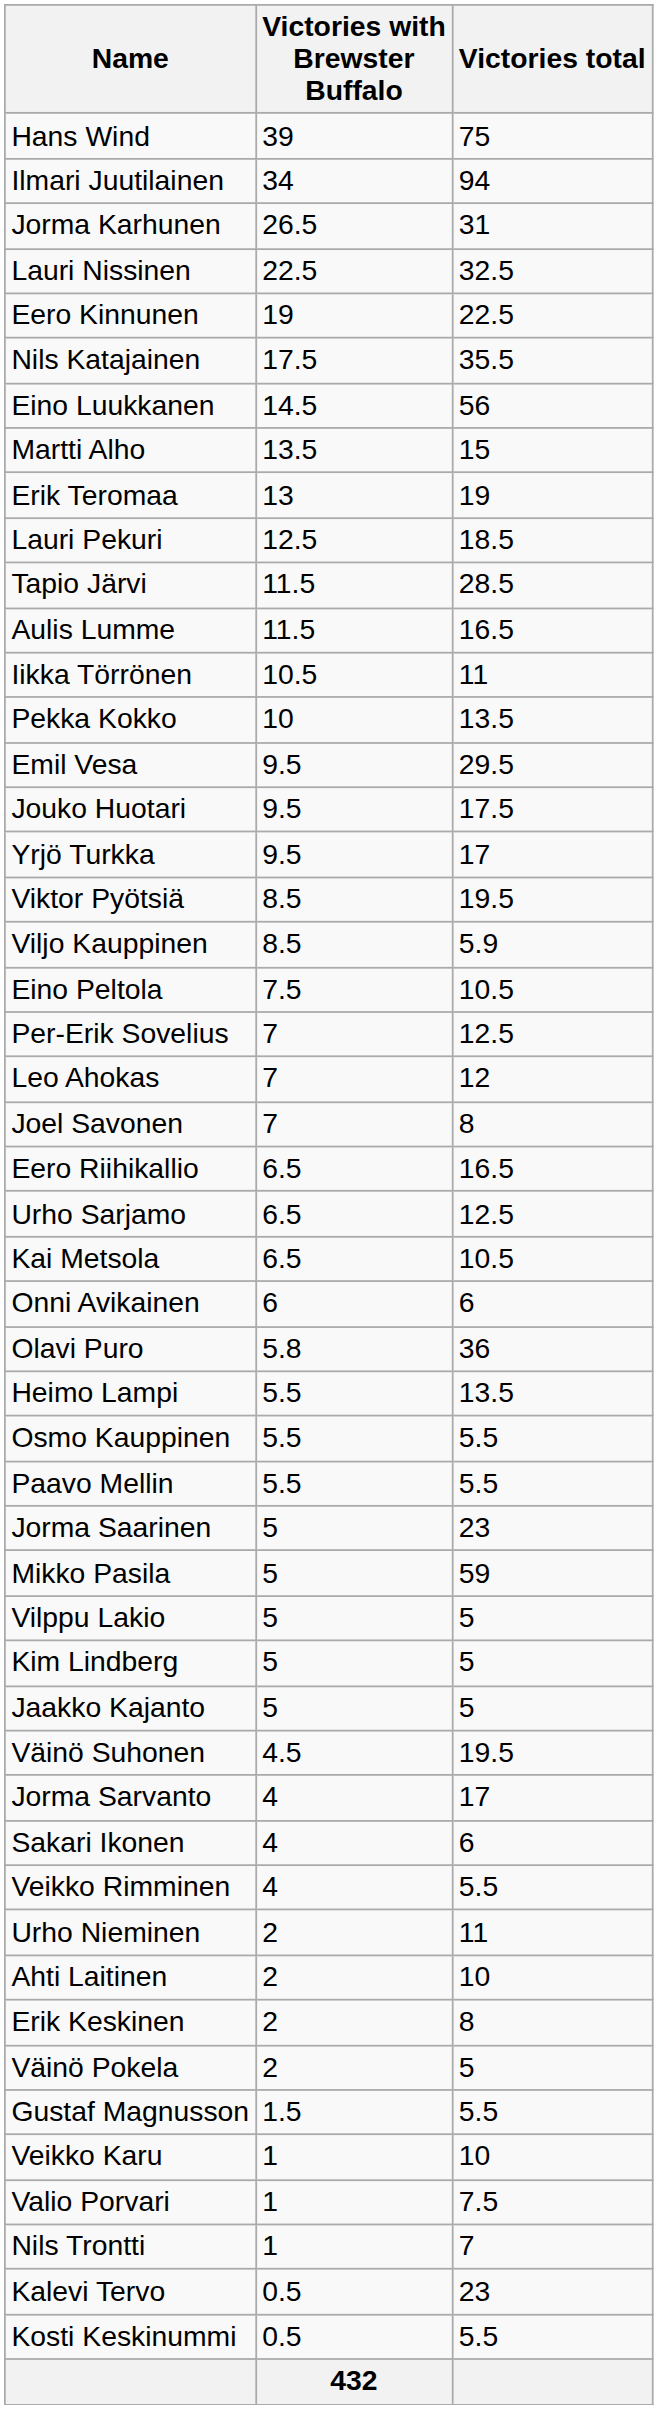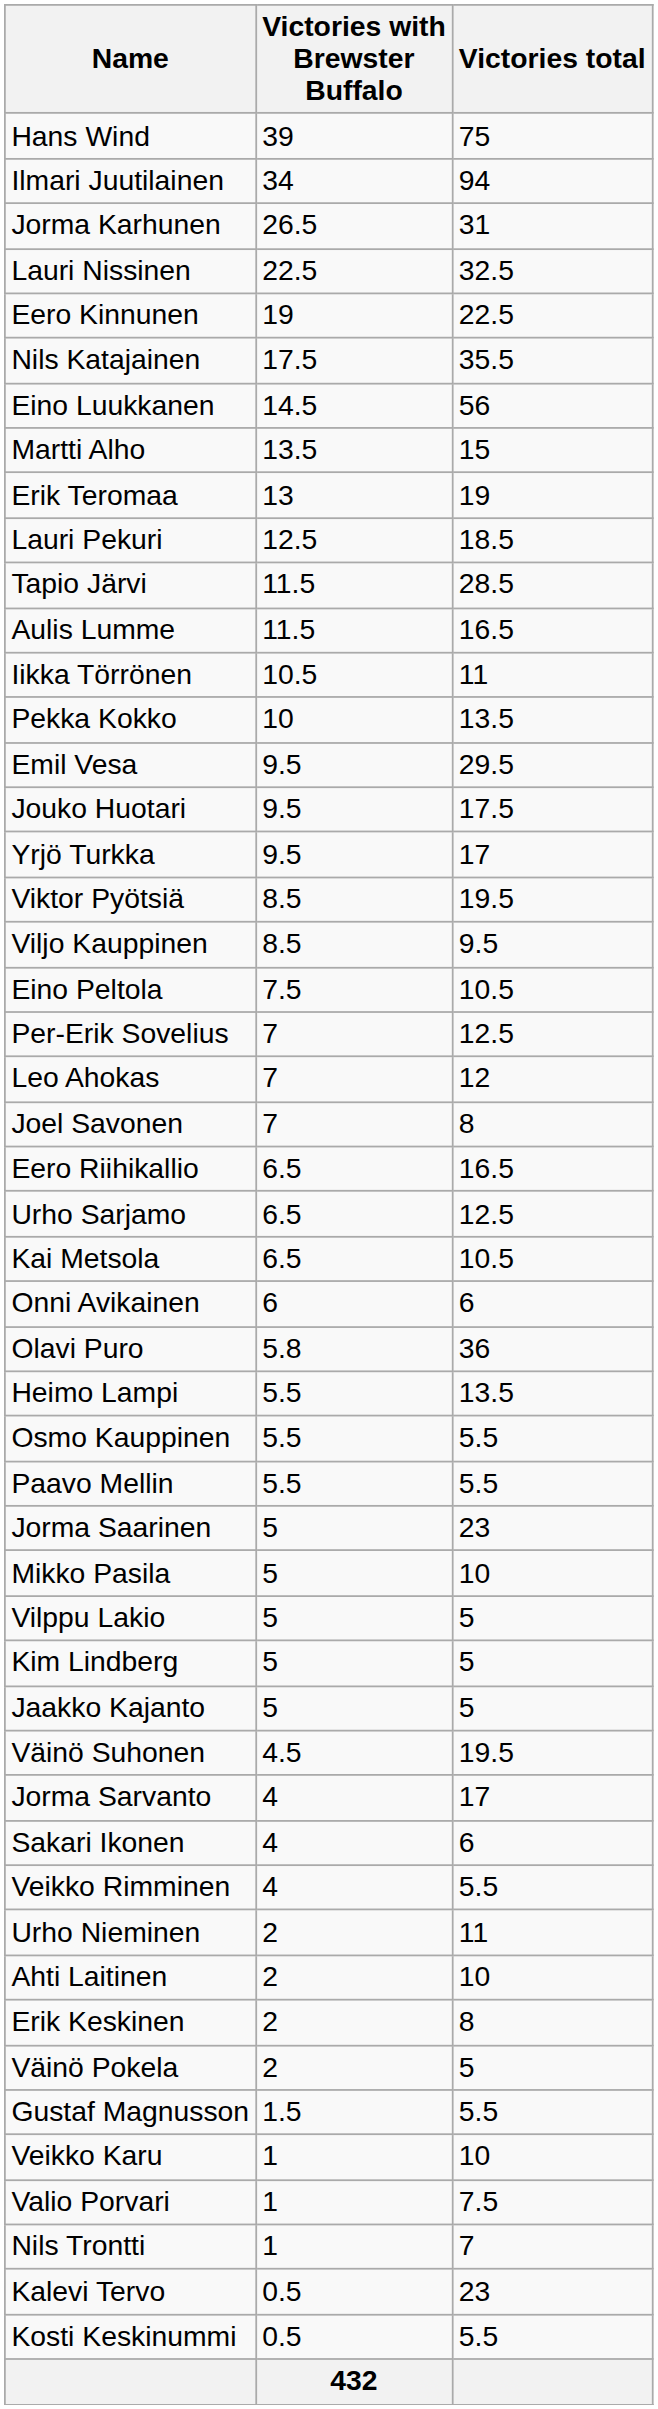(479, 944) 5.9 -> (479, 944) 9.5
(475, 1572) 59 -> (475, 1572) 10
